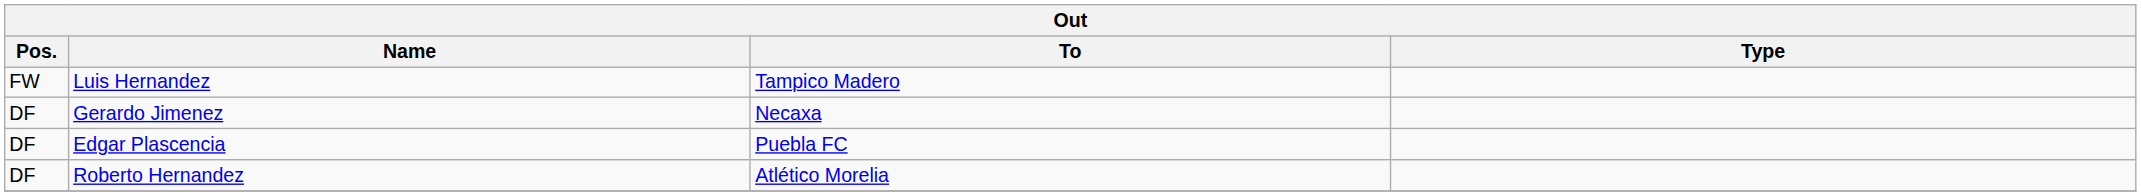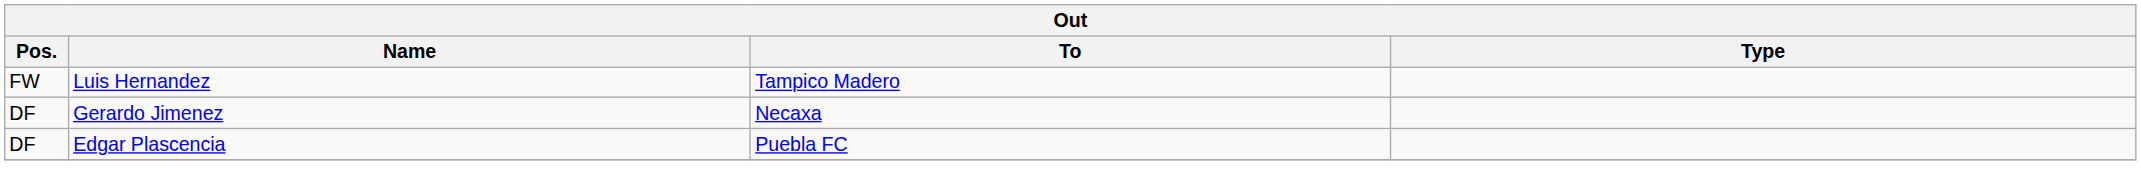- row: (159, 175)
